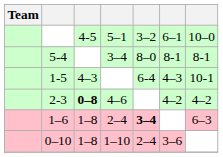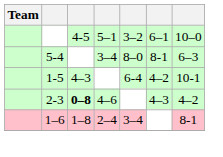(202, 57) 8-1 -> (188, 57) 6–3
(172, 78) 4–3 -> (159, 78) 4–2
(172, 99) 4–2 -> (159, 99) 4–3
(146, 120) bold -> (133, 120) normal
(202, 120) 6–3 -> (188, 120) 8-1
- row: (58, 141)
